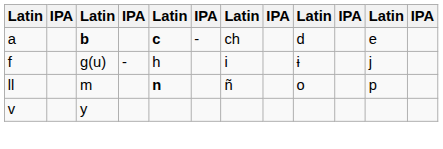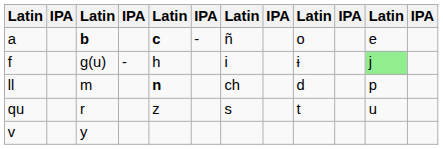(232, 39) ch -> (228, 39) ñ
(301, 39) d -> (301, 39) o
(370, 62) no background -> (370, 62) lightgreen background
(228, 86) ñ -> (232, 86) ch
(301, 86) o -> (301, 86) d
+ row: (16, 109)
